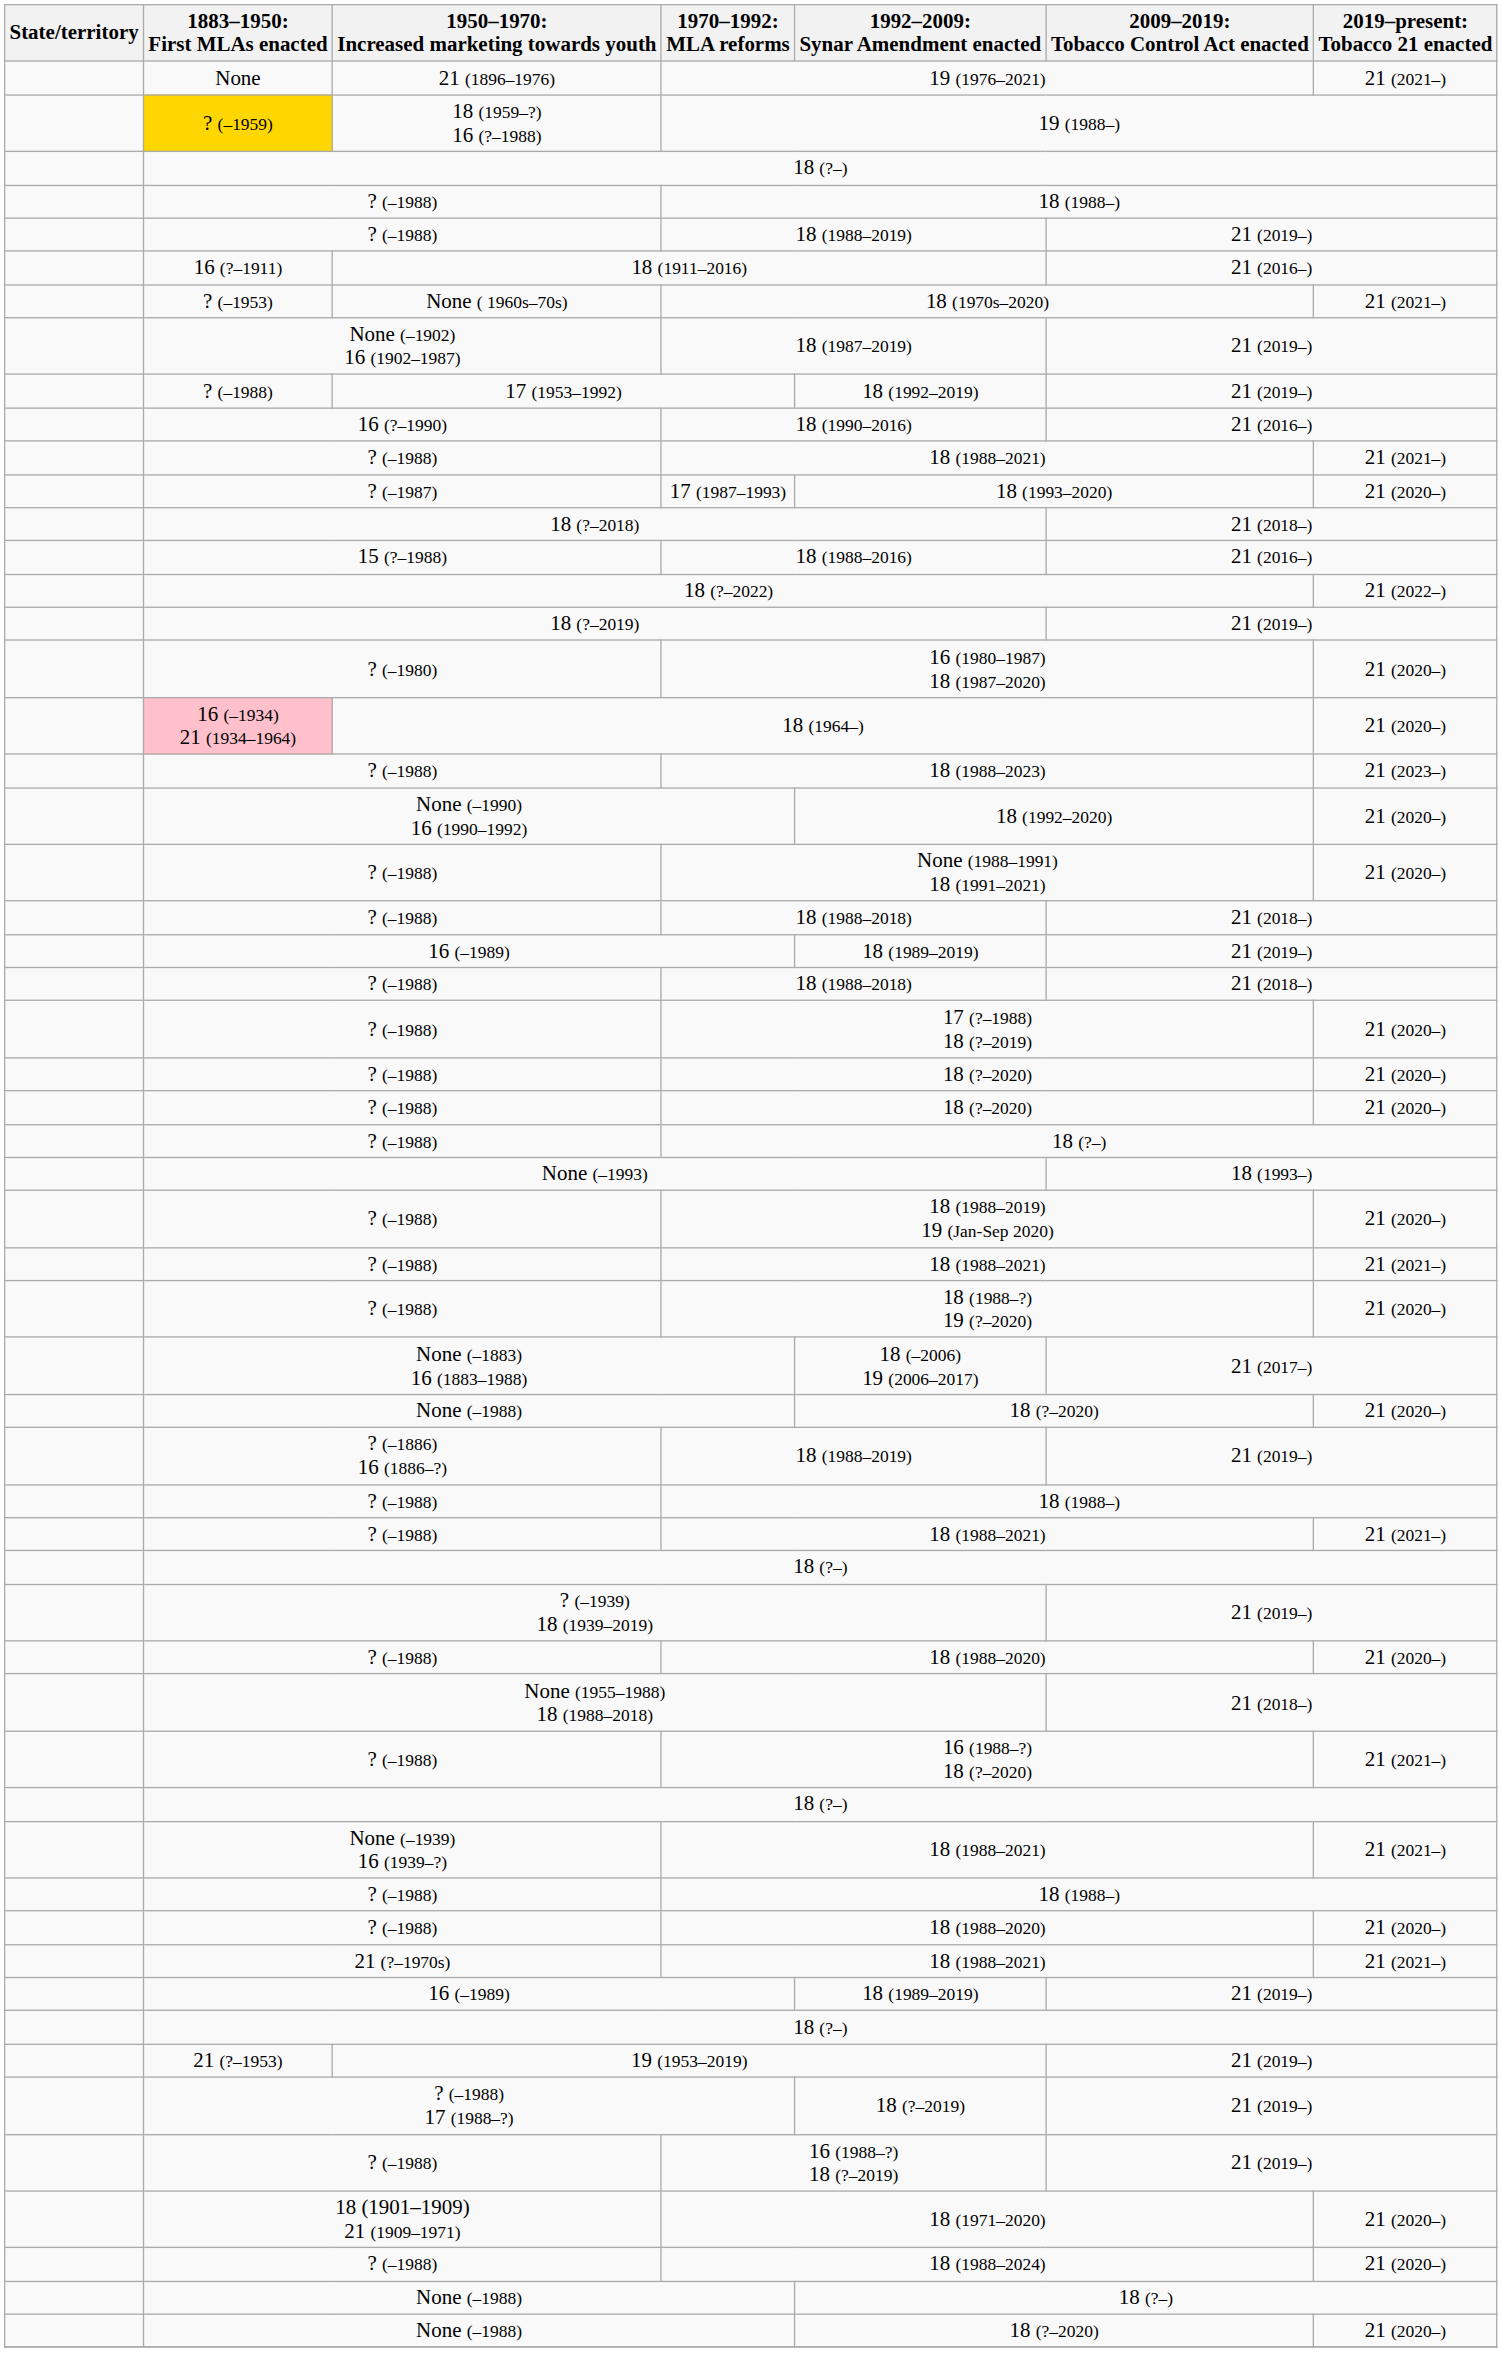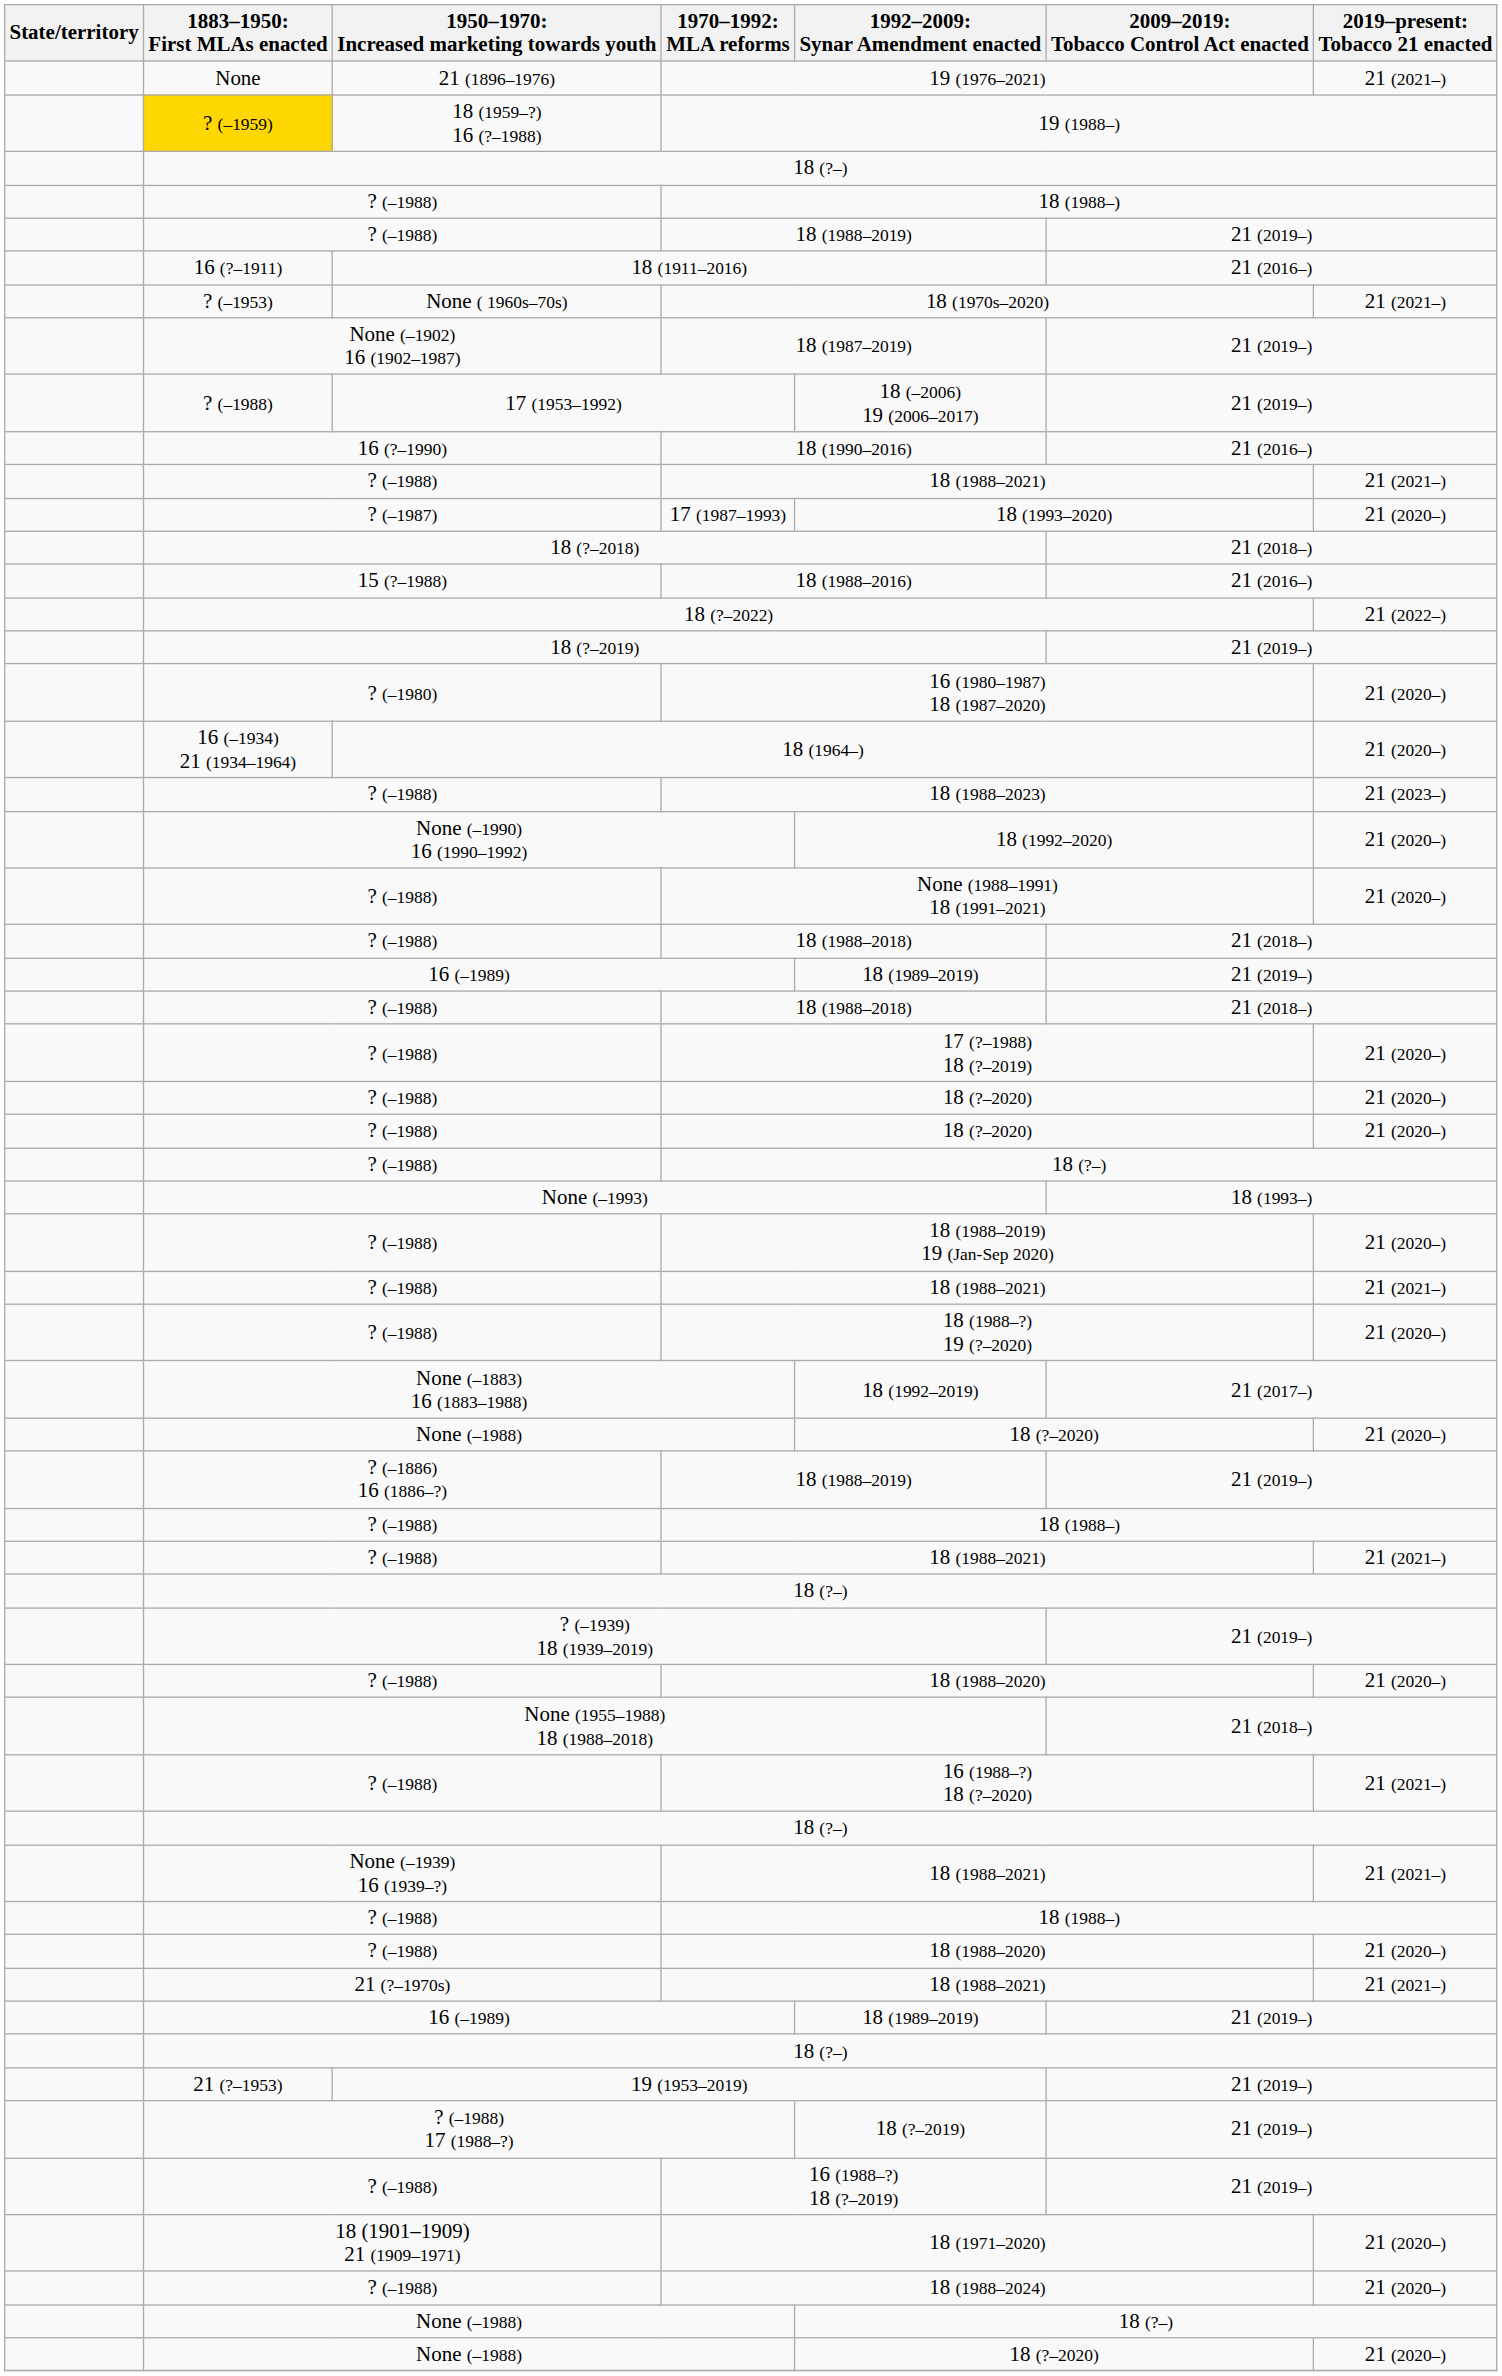(920, 391) 18 (1992–2019) -> (920, 402) 18 (–2006) 19 (2006–2017)
(238, 725) pink background -> (238, 749) no background
(920, 1365) 18 (–2006) 19 (2006–2017) -> (920, 1389) 18 (1992–2019)
